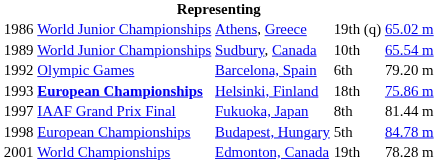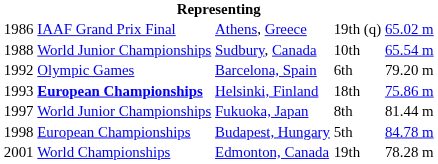(124, 29) World Junior Championships -> (107, 29) IAAF Grand Prix Final
(19, 50) 1989 -> (19, 50) 1988
(107, 111) IAAF Grand Prix Final -> (124, 111) World Junior Championships
